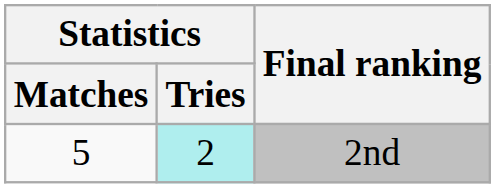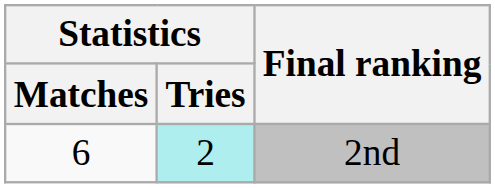(81, 152) 5 -> (81, 152) 6
